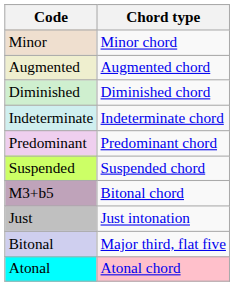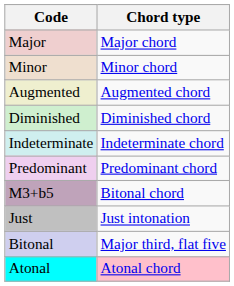+ row: (27, 42)
- row: (42, 168)
